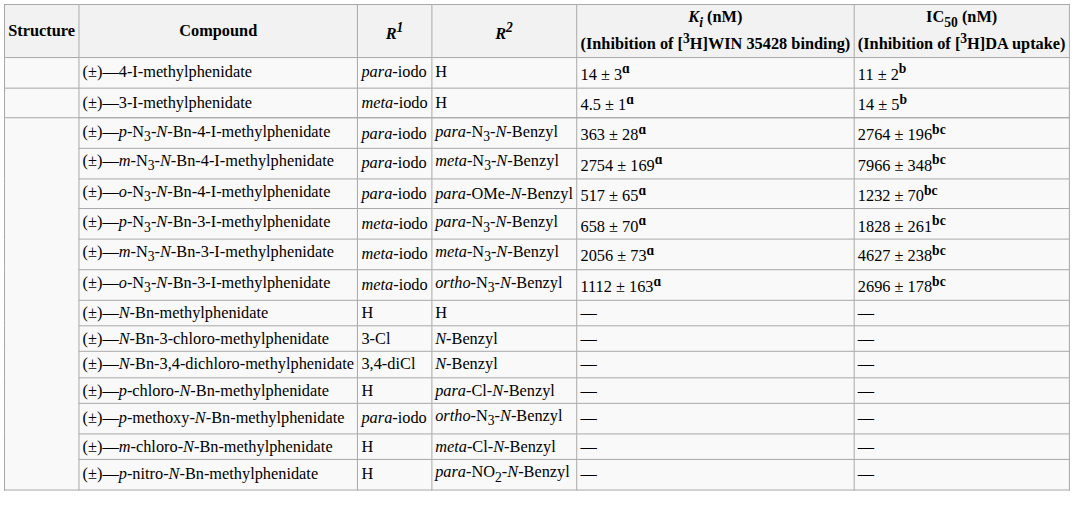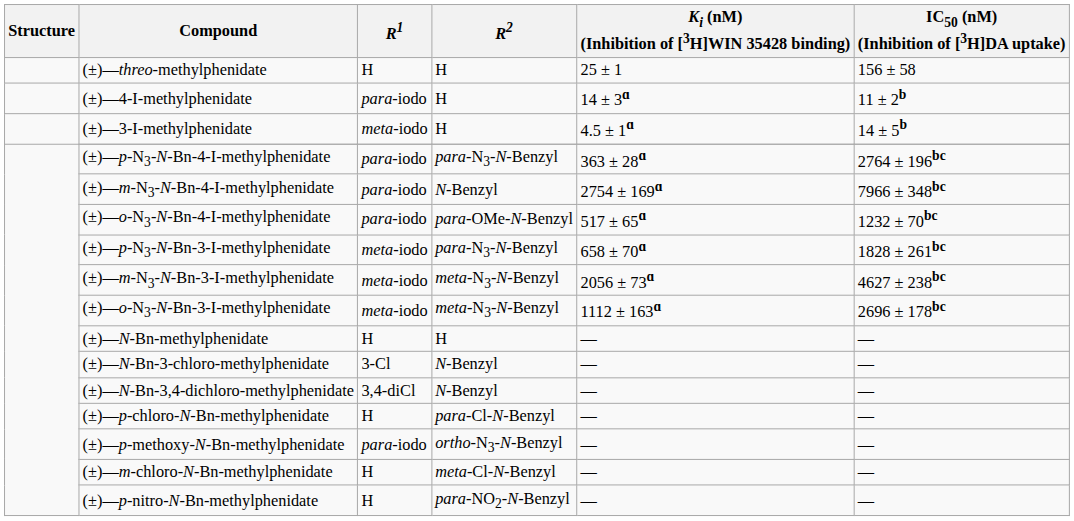+ row: (175, 70)
(497, 163) meta-N3-N-Benzyl -> (466, 189) N-Benzyl
(499, 284) ortho-N3-N-Benzyl -> (497, 310) meta-N3-N-Benzyl
